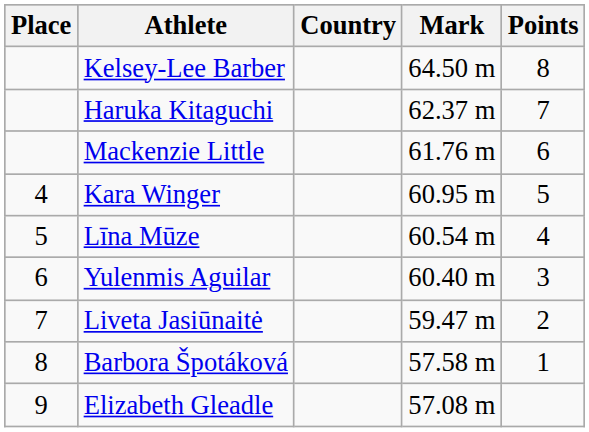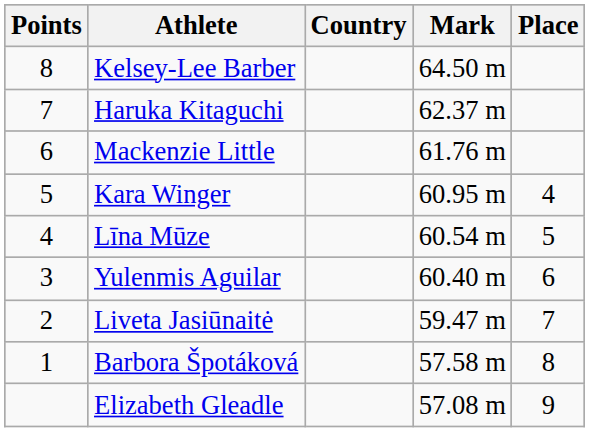columns swapped: (41, 25) <-> (543, 25)
